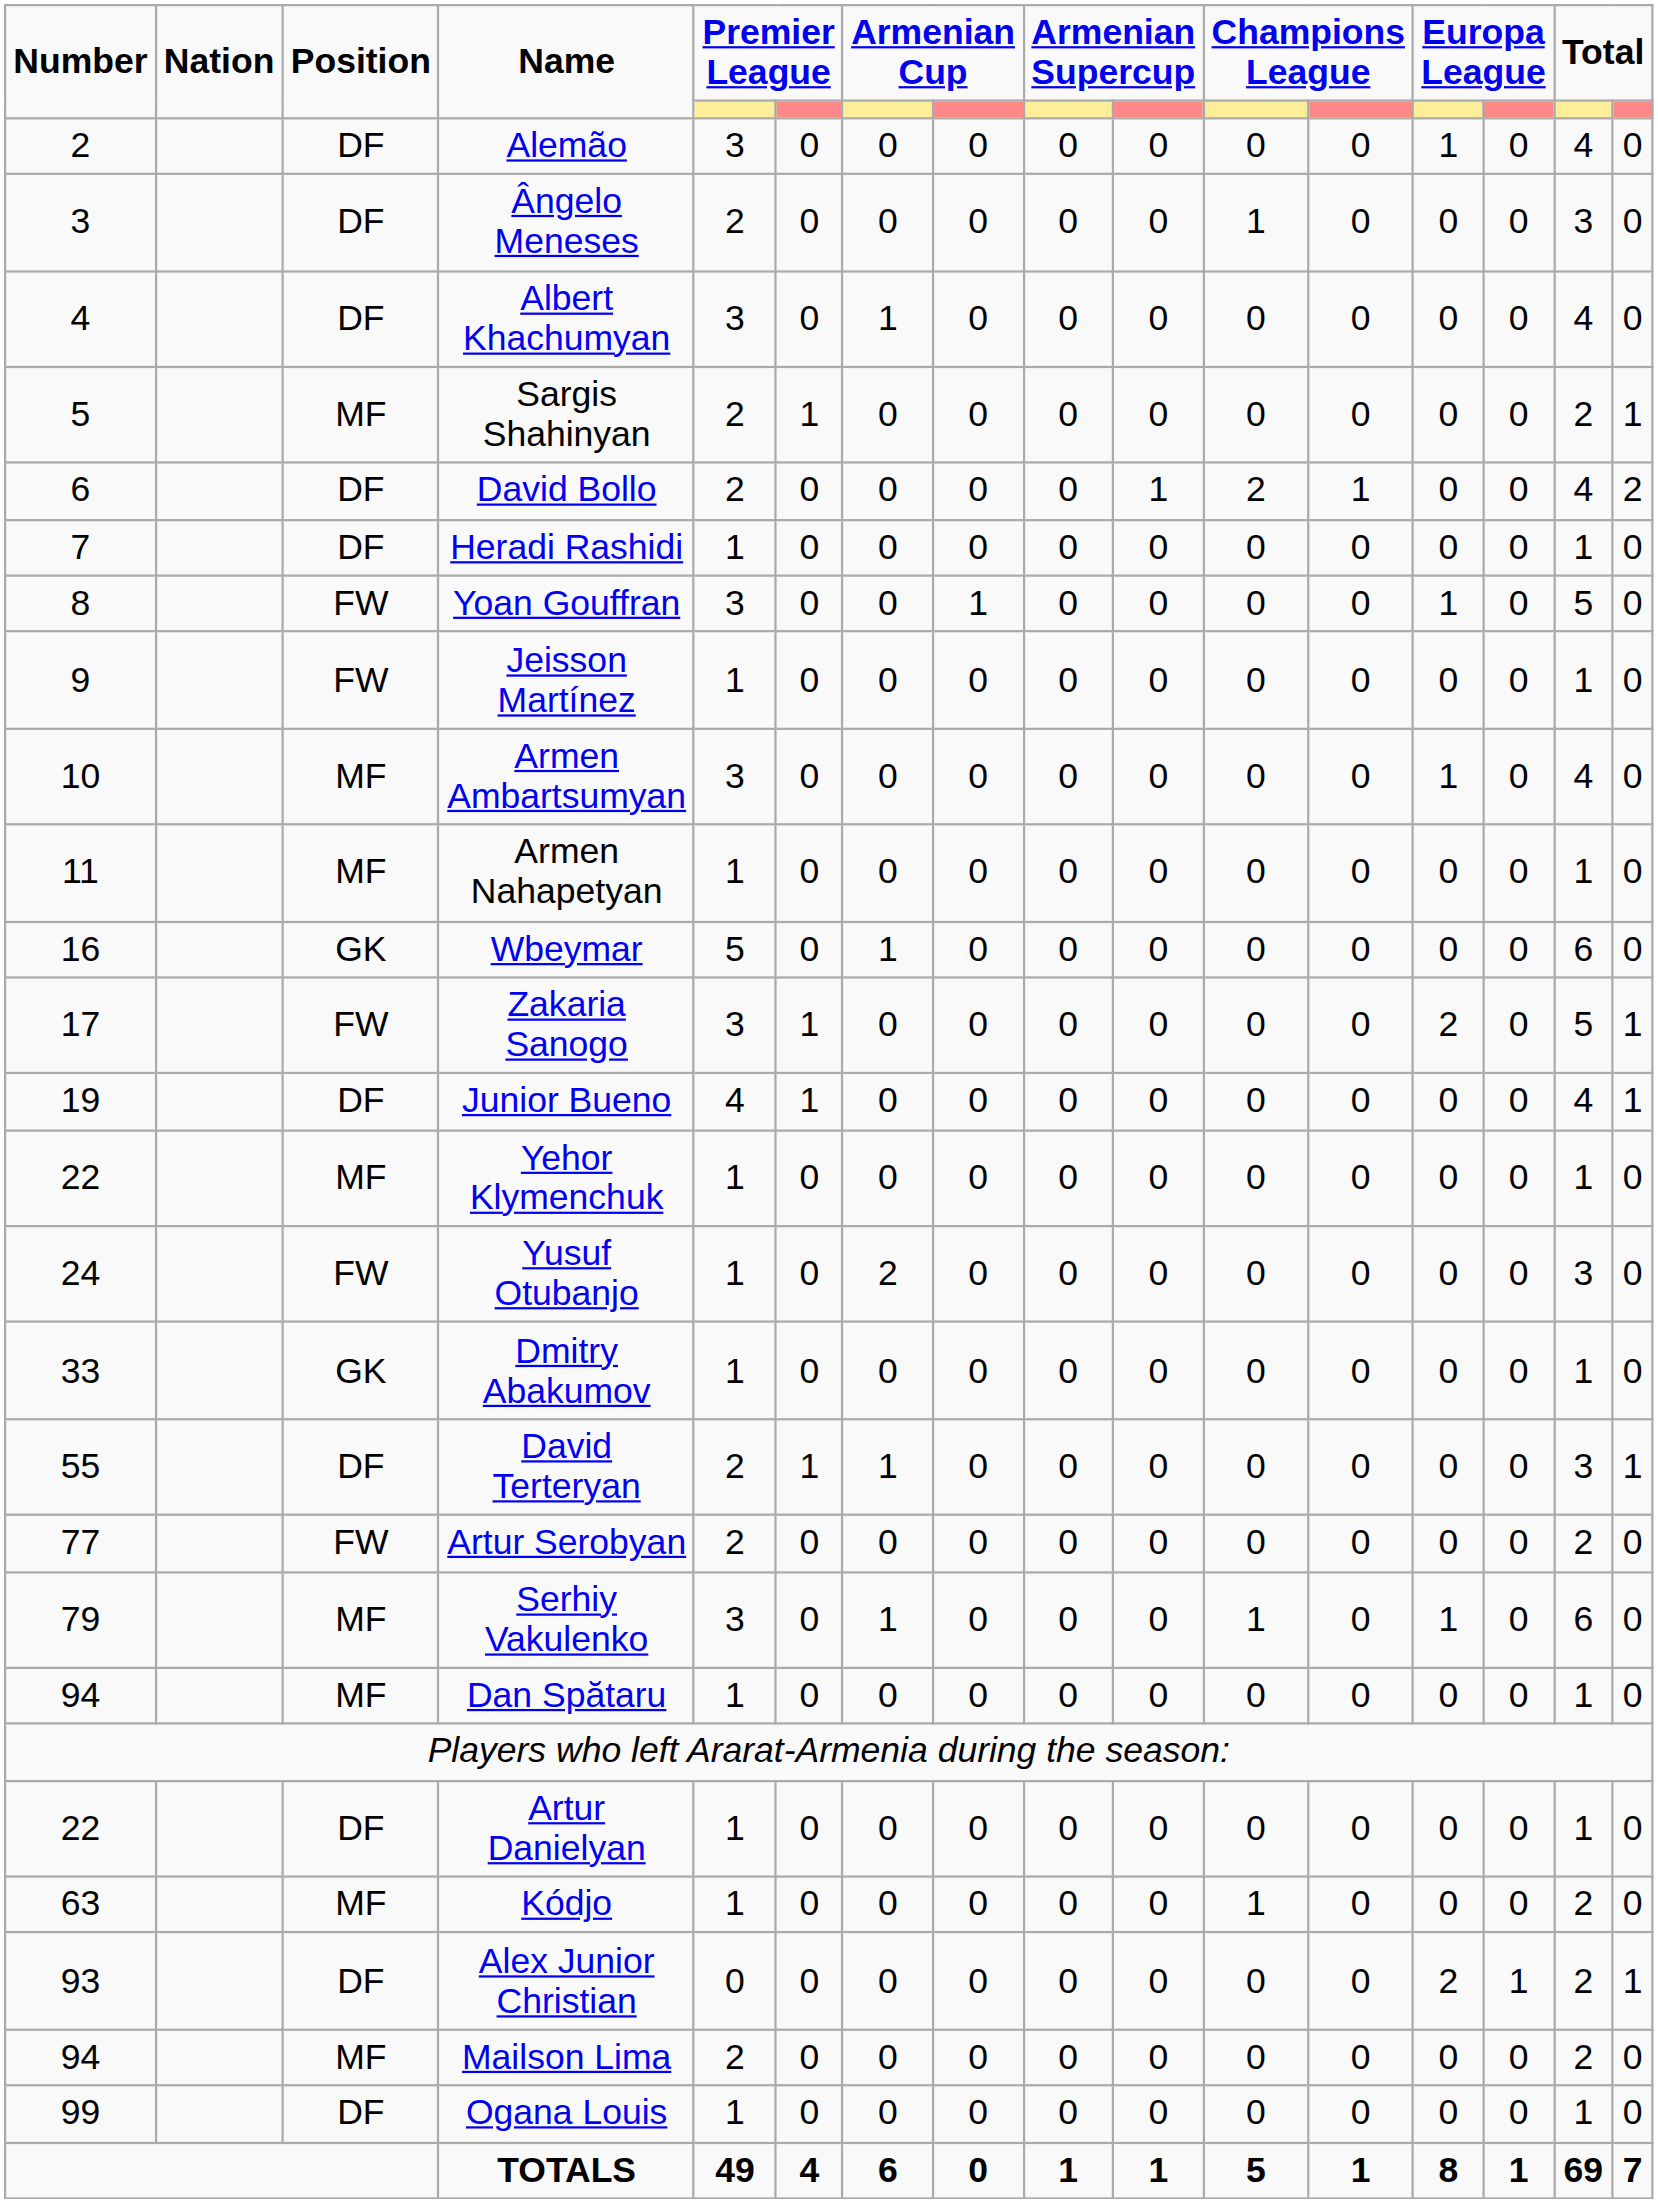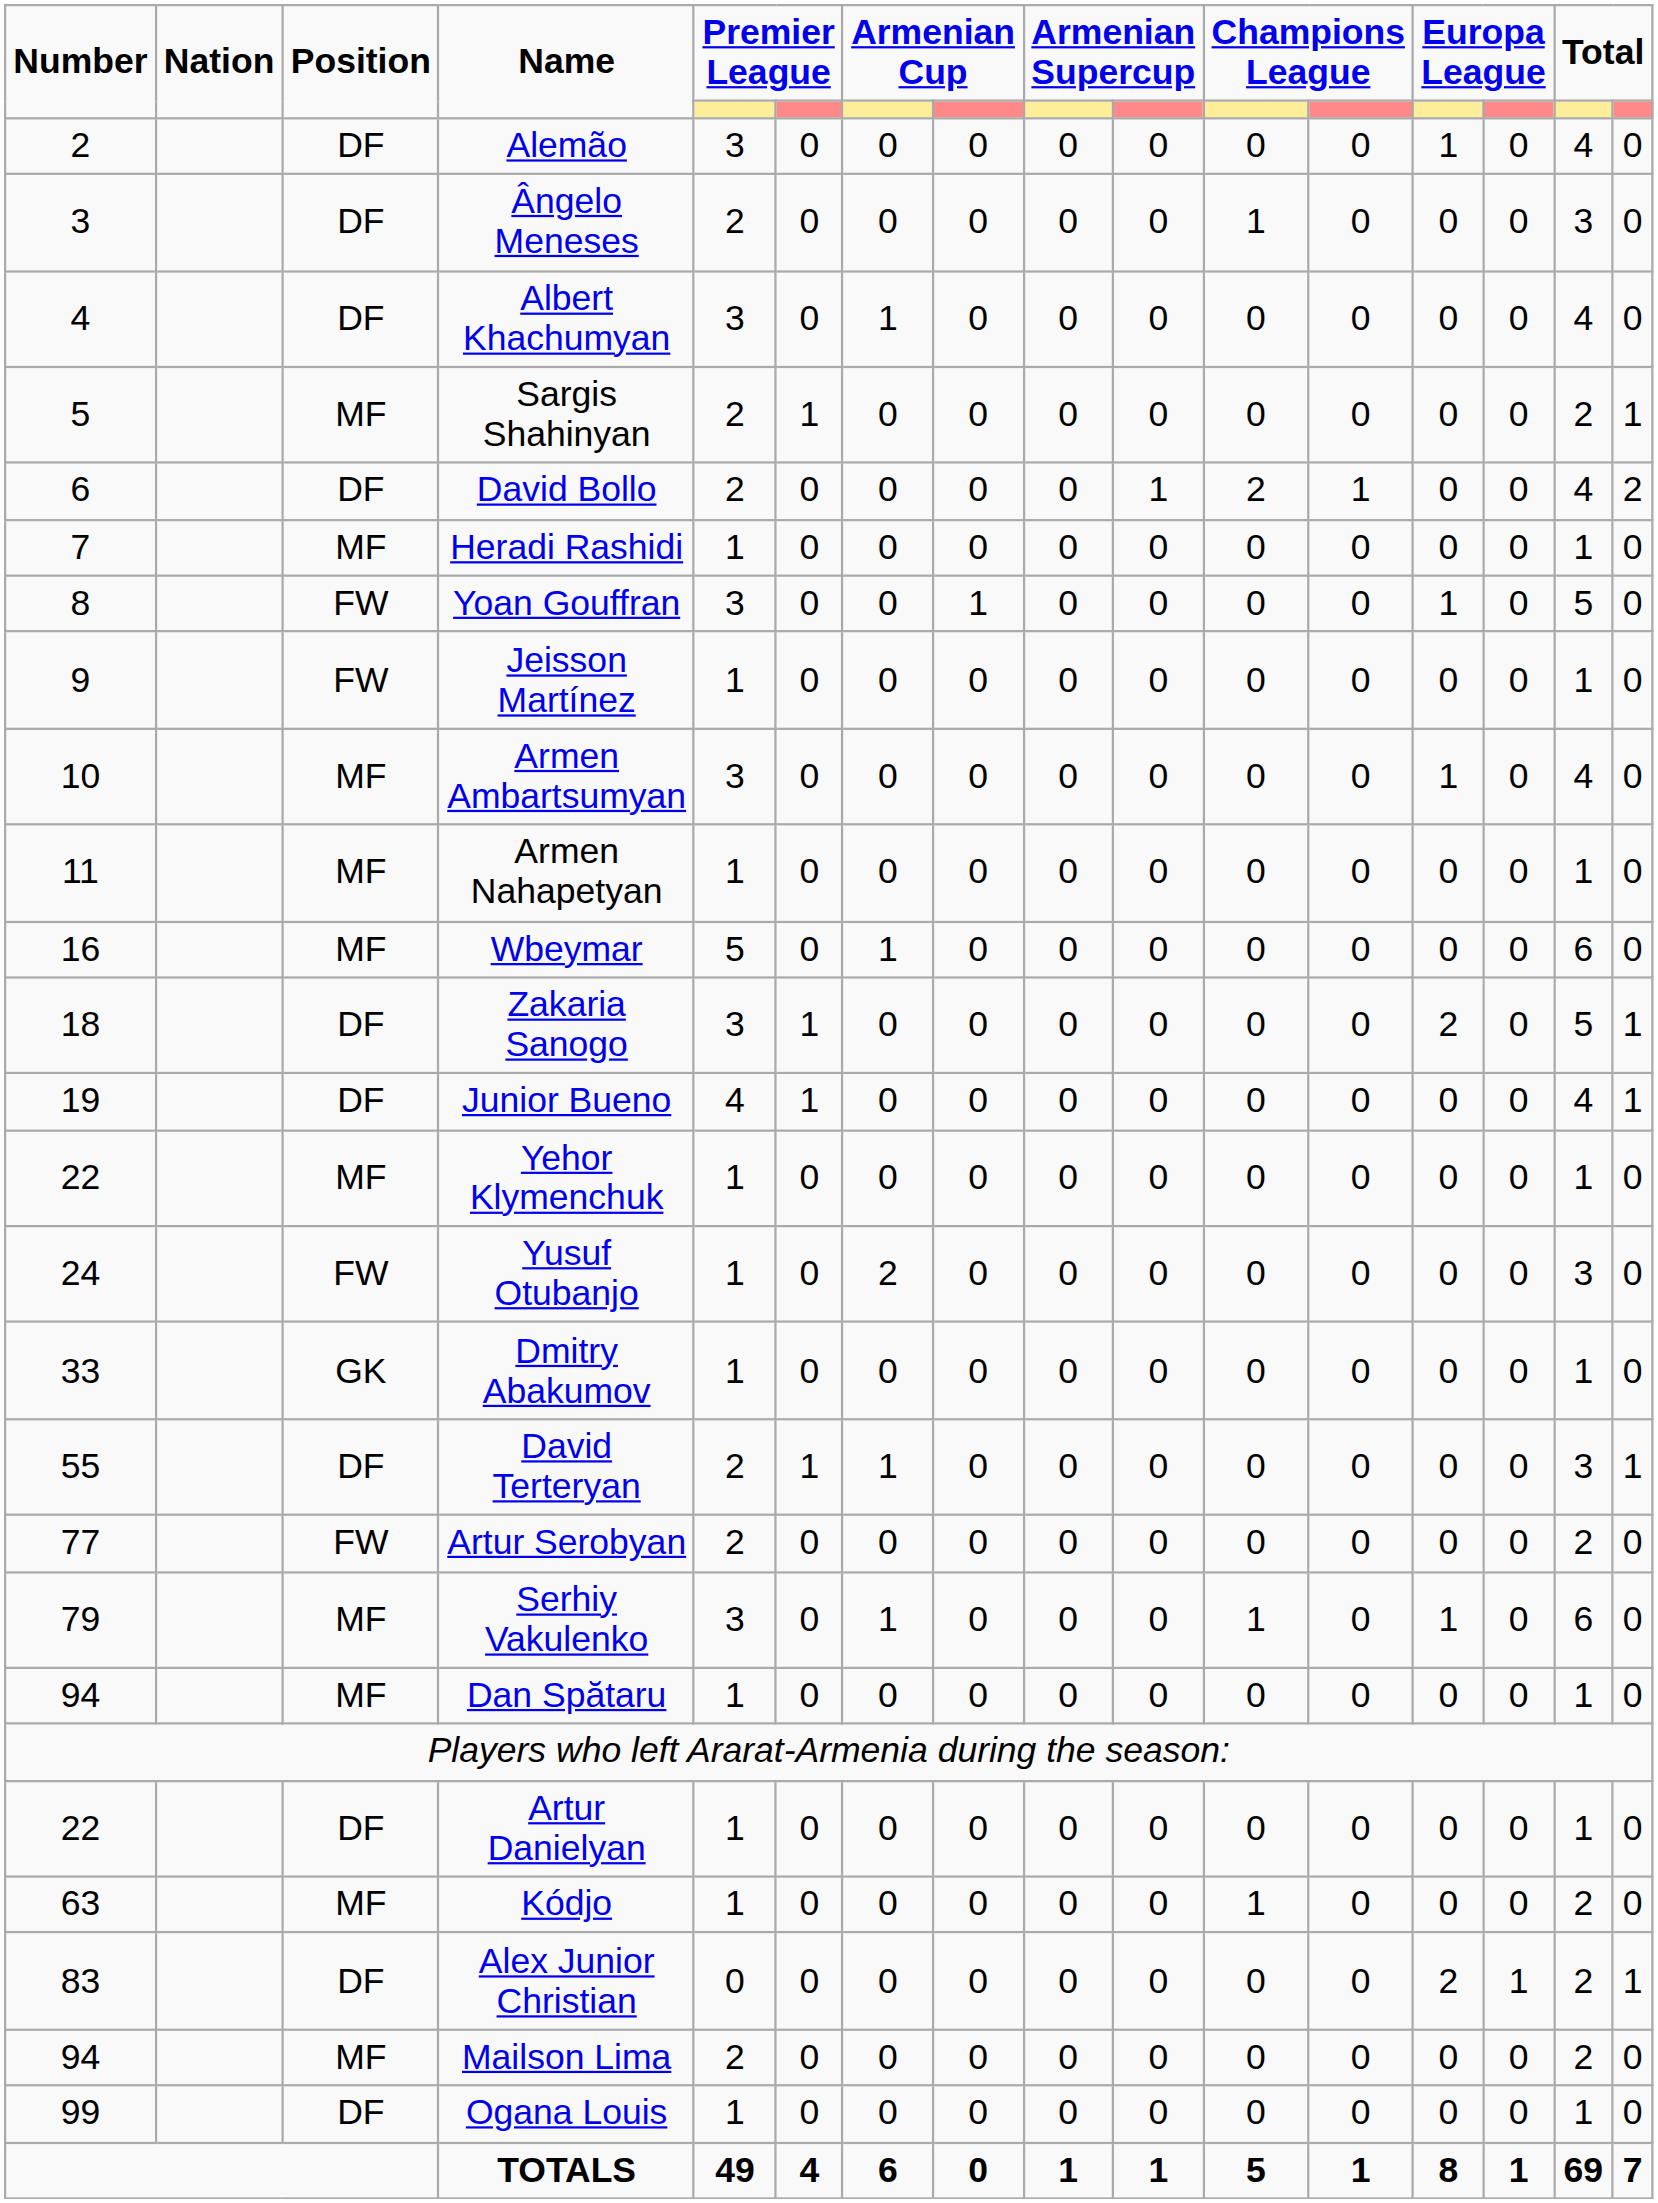(361, 546) DF -> (361, 546) MF
(361, 948) GK -> (361, 948) MF
(80, 1024) 17 -> (80, 1024) 18
(361, 1024) FW -> (361, 1024) DF
(80, 1980) 93 -> (80, 1980) 83
